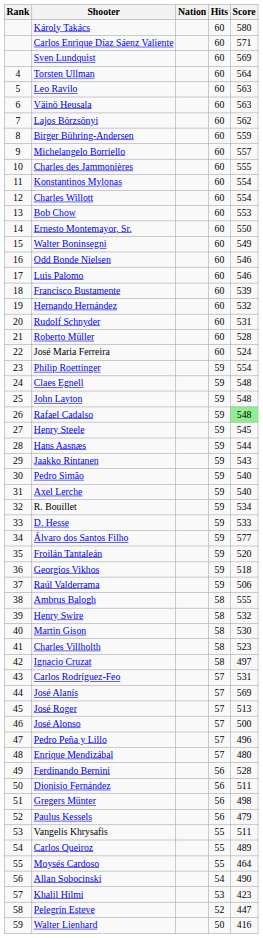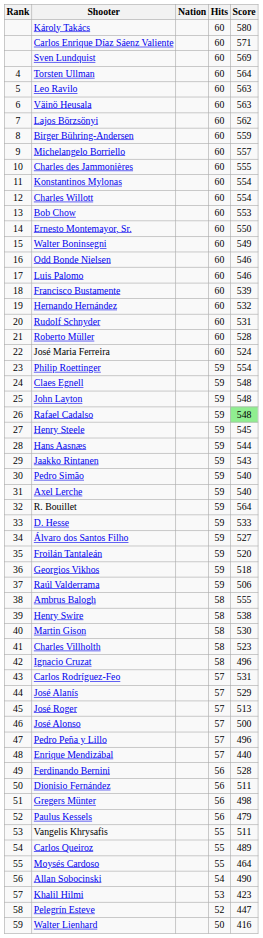(244, 507) 534 -> (244, 507) 564
(244, 538) 577 -> (244, 538) 527
(244, 615) 532 -> (244, 615) 538
(244, 662) 497 -> (244, 662) 496
(244, 693) 569 -> (244, 693) 529
(244, 755) 480 -> (244, 755) 440
